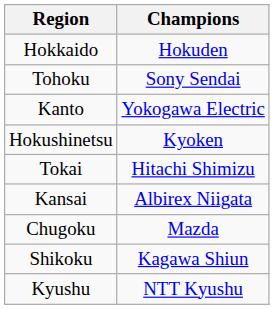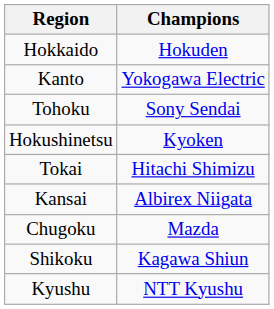rows swapped: (61, 79) <-> (61, 109)
